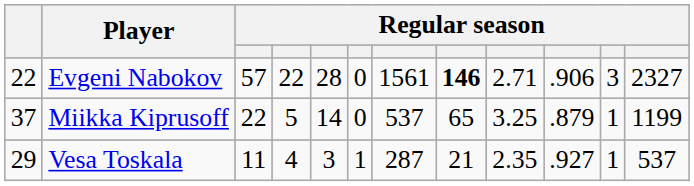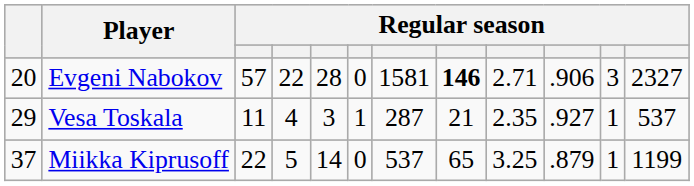(24, 77) 22 -> (24, 77) 20
(404, 77) 1561 -> (404, 77) 1581
rows swapped: (139, 118) <-> (116, 159)
